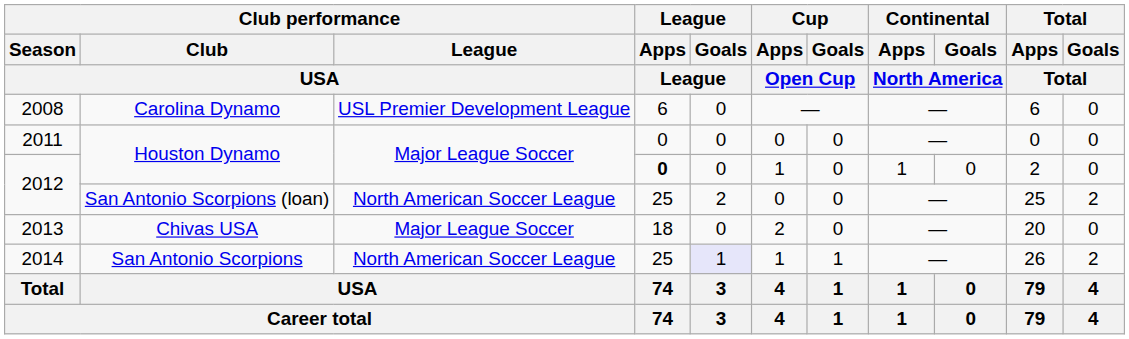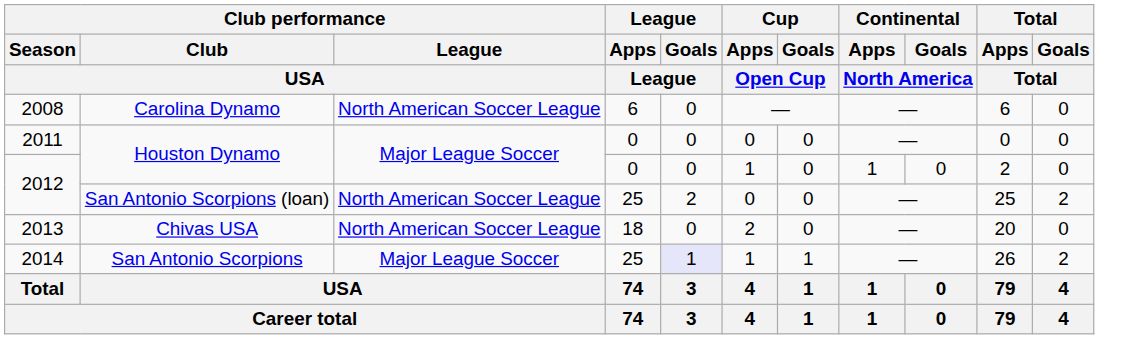(484, 109) USL Premier Development League -> (469, 109) North American Soccer League
(662, 169) bold -> (633, 169) normal
(484, 229) Major League Soccer -> (469, 229) North American Soccer League
(484, 259) North American Soccer League -> (469, 259) Major League Soccer
